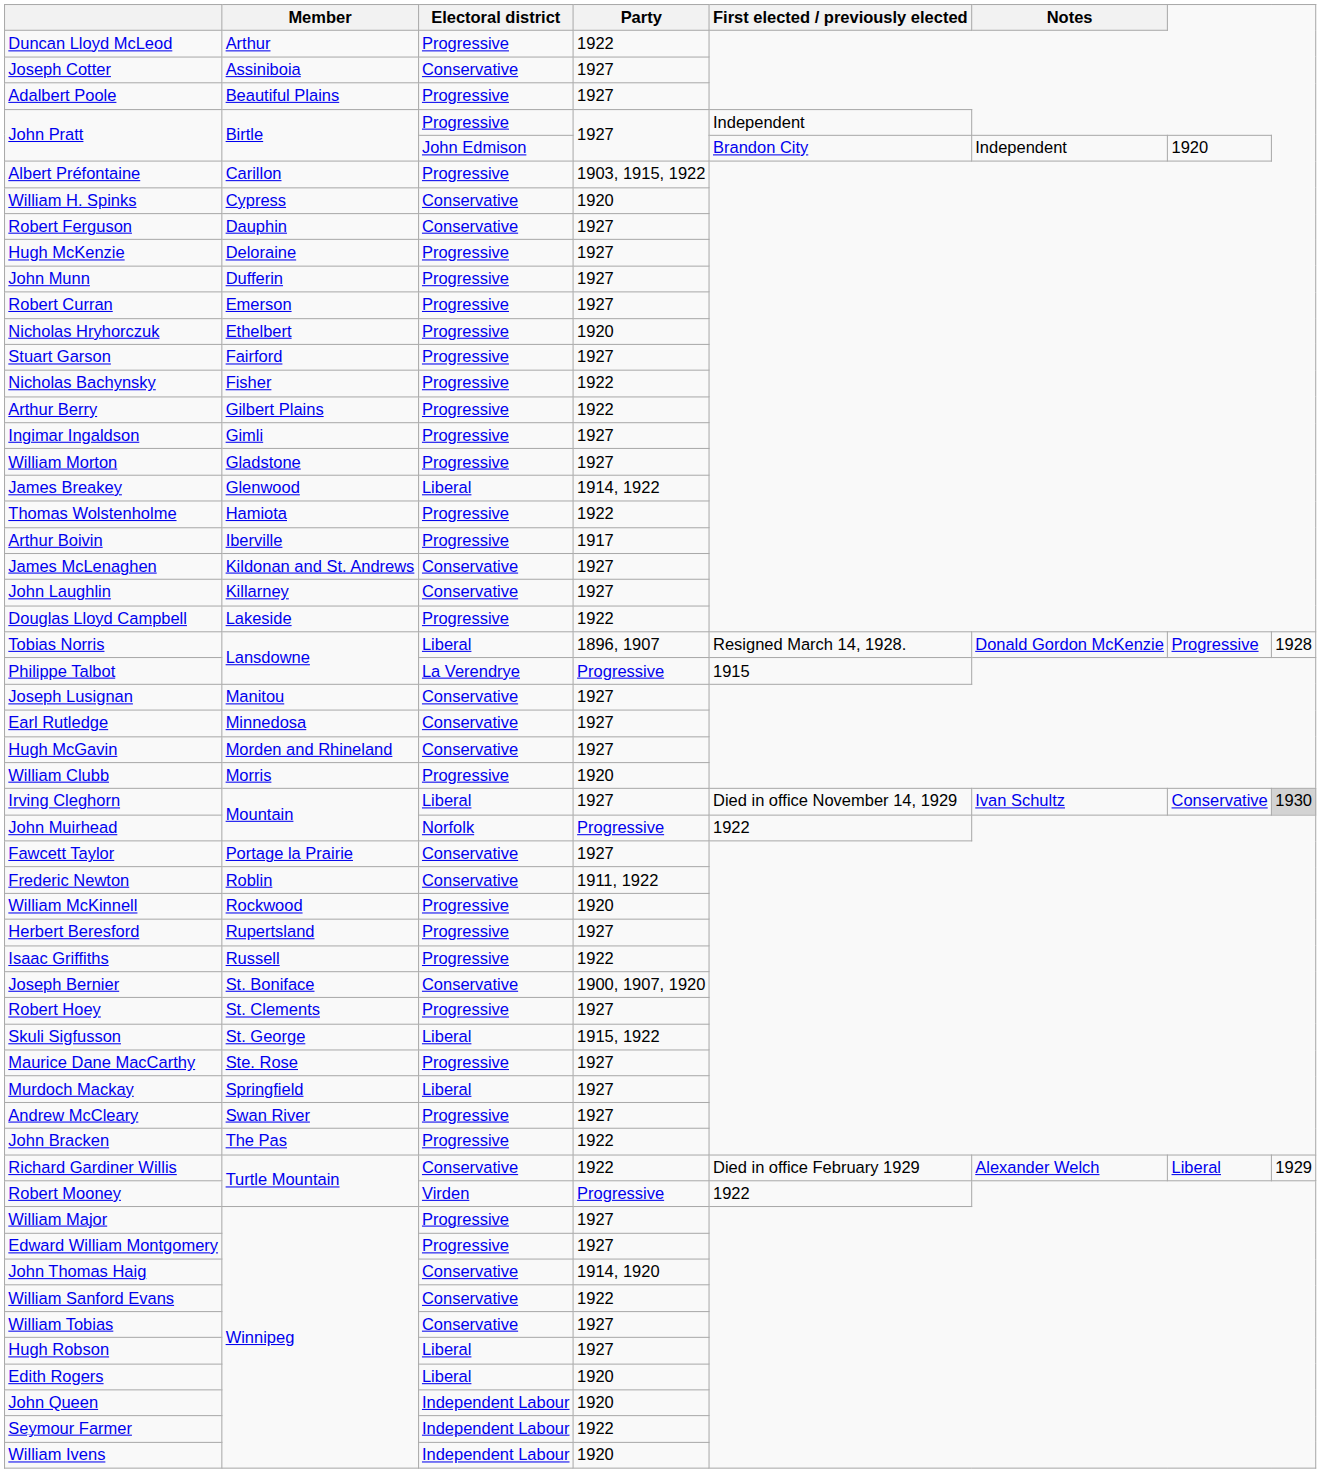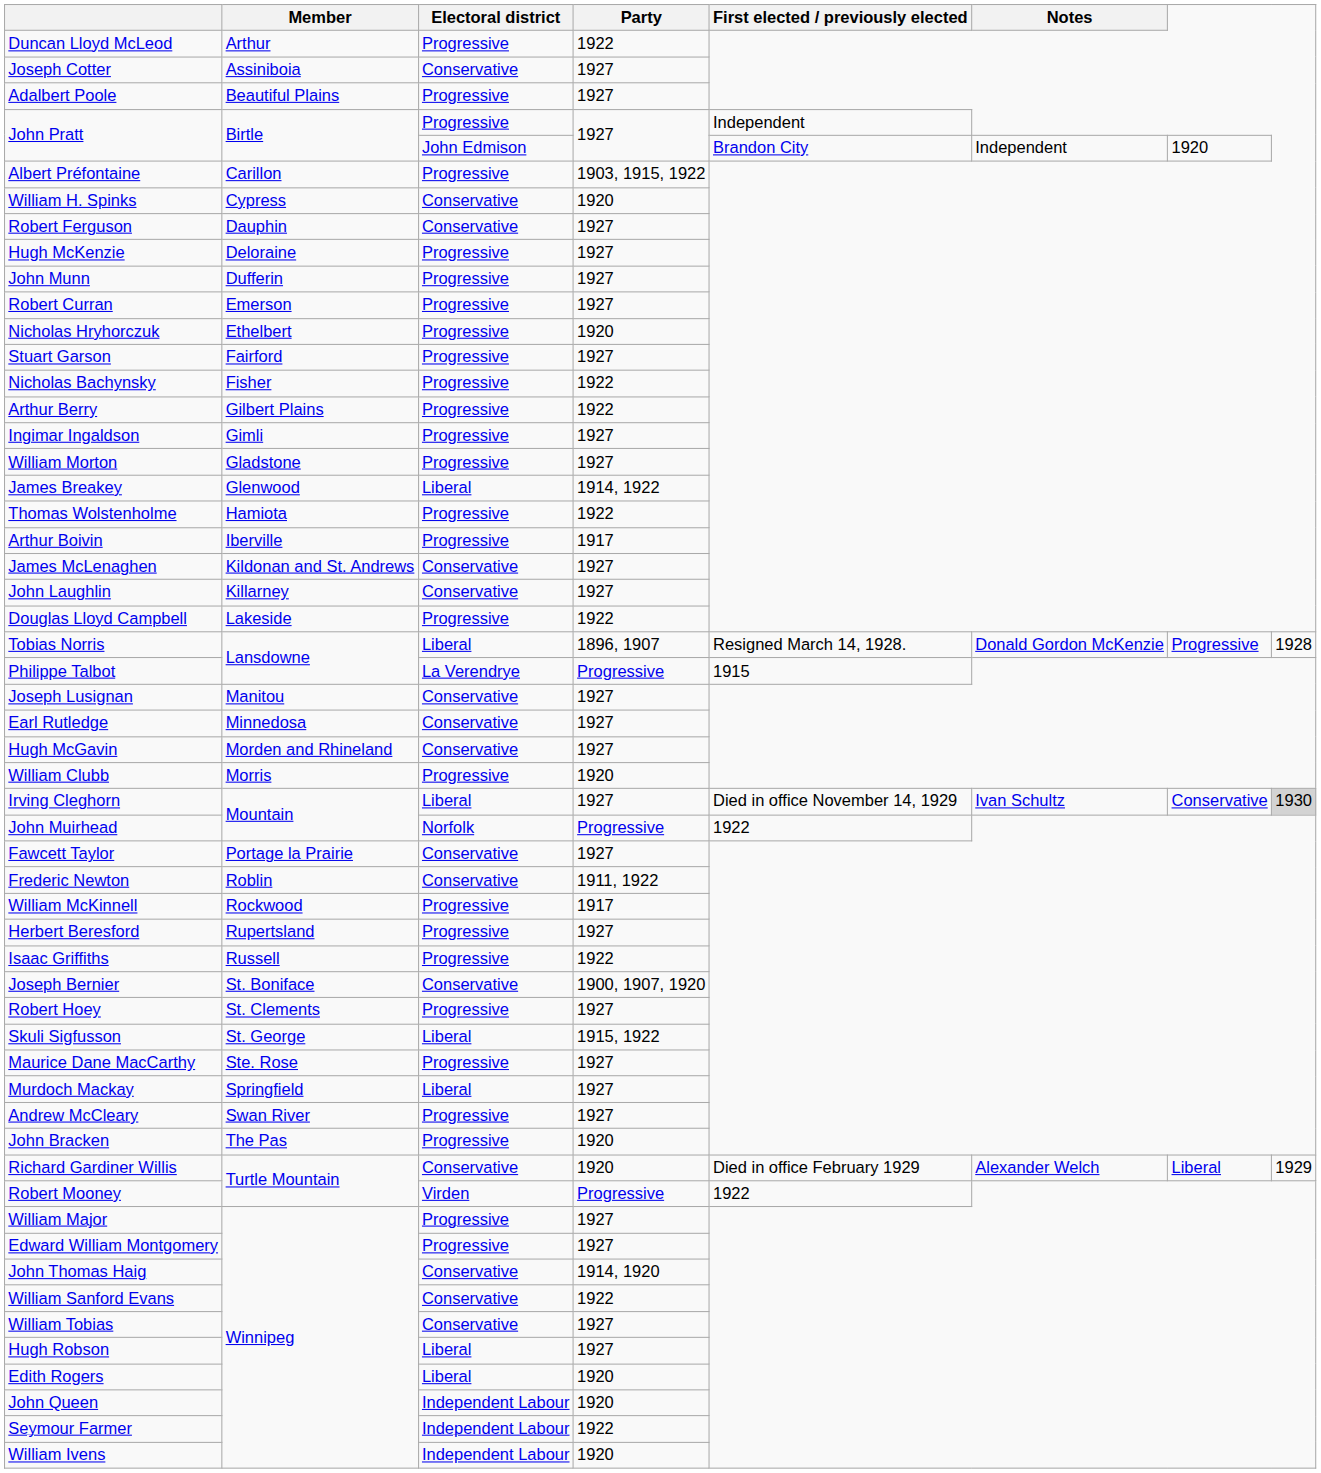(595, 906) 1920 -> (595, 906) 1917
(595, 1141) 1922 -> (595, 1141) 1920
(595, 1167) 1922 -> (595, 1167) 1920
